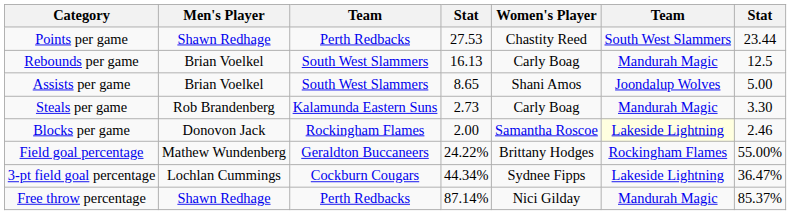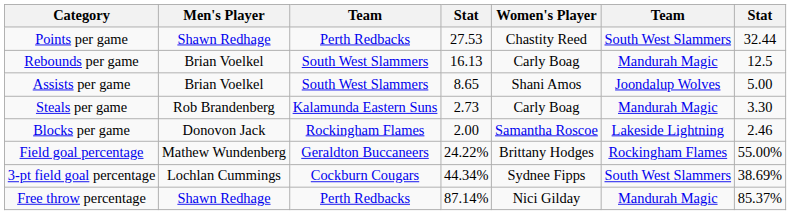(760, 38) 23.44 -> (760, 38) 32.44
(668, 130) lightyellow background -> (668, 130) no background
(668, 175) Lakeside Lightning -> (668, 175) South West Slammers
(760, 175) 36.47% -> (760, 175) 38.69%
